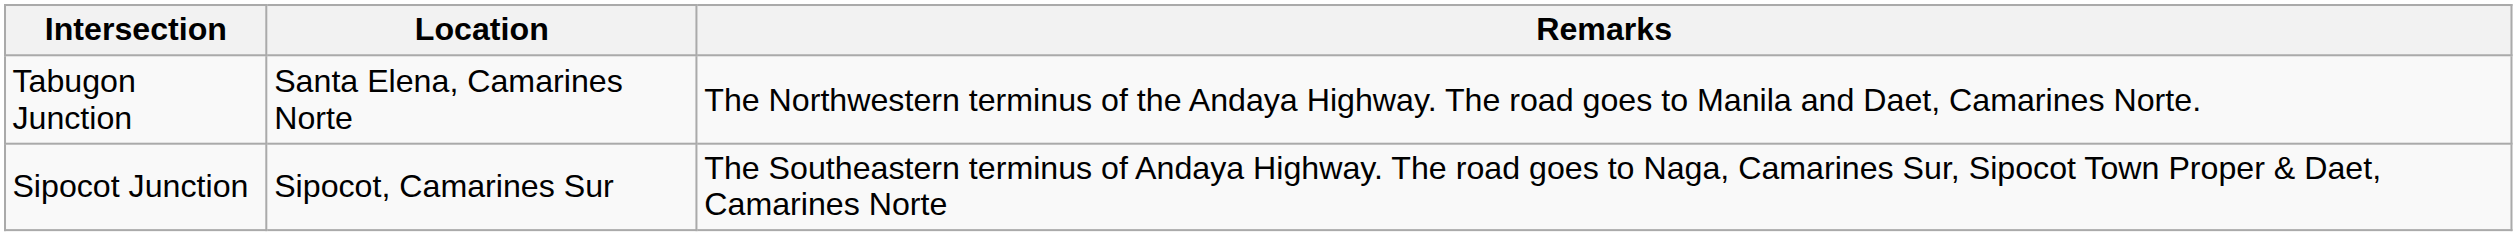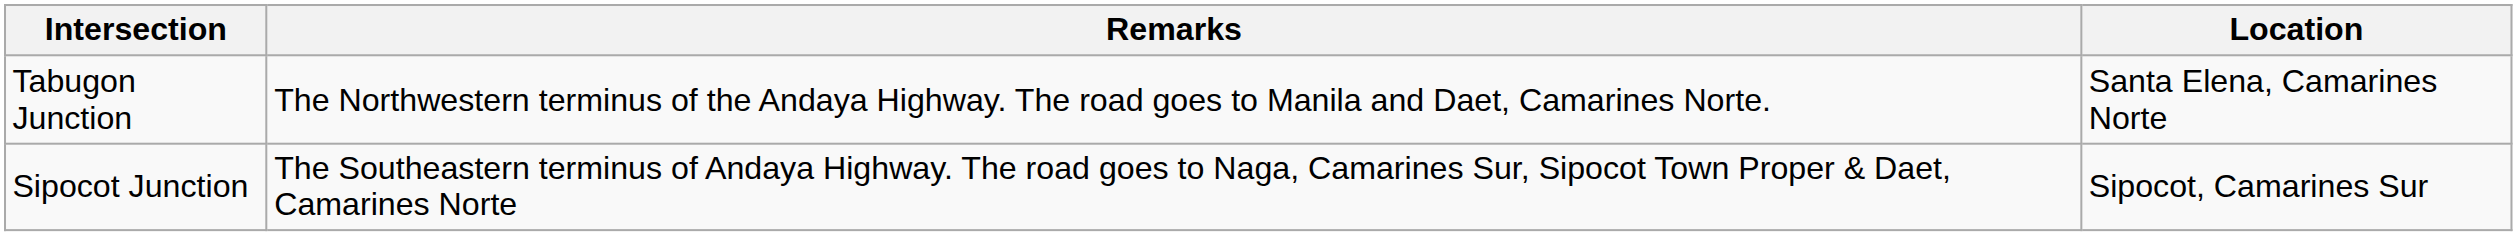columns swapped: (482, 30) <-> (1604, 30)
